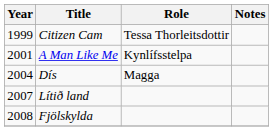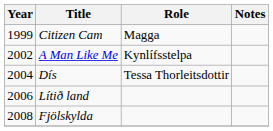(176, 34) Tessa Thorleitsdottir -> (142, 34) Magga
(20, 55) 2001 -> (20, 55) 2002
(142, 75) Magga -> (176, 75) Tessa Thorleitsdottir
(20, 95) 2007 -> (20, 95) 2006
